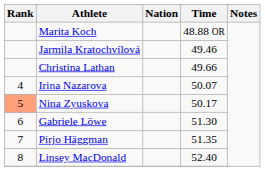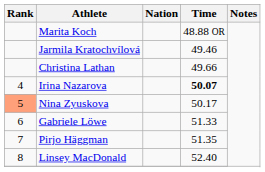(204, 85) normal -> (204, 85) bold
(204, 121) 51.30 -> (204, 121) 51.33
